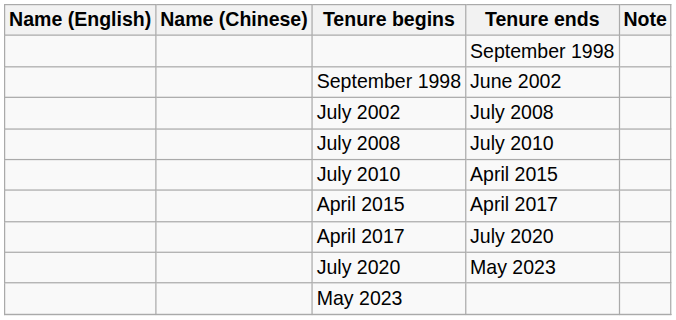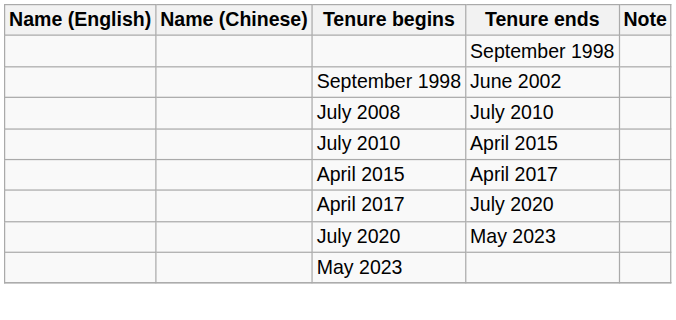- row: (359, 112)
